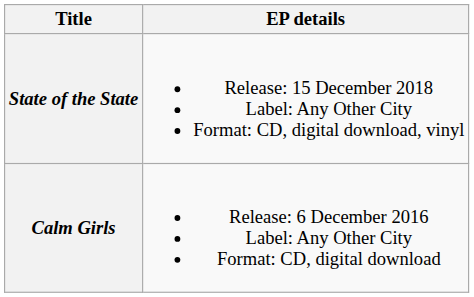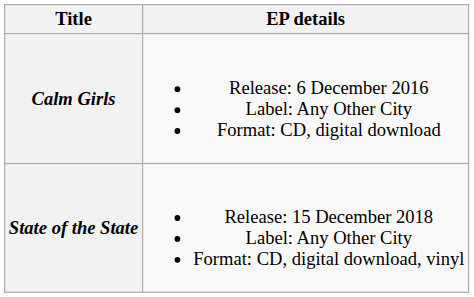rows swapped: (74, 227) <-> (74, 98)
